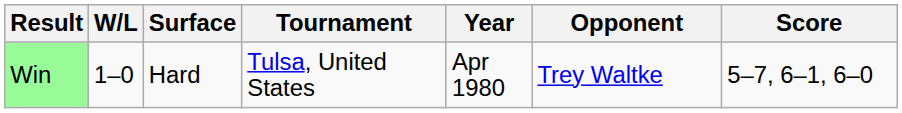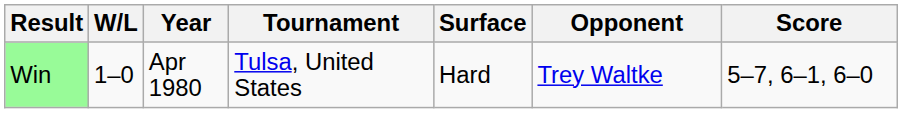columns swapped: (489, 23) <-> (193, 23)
